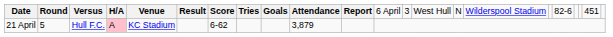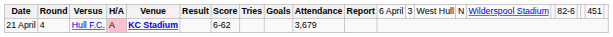(42, 26) 5 -> (42, 26) 4
(152, 26) normal -> (153, 26) bold
(303, 26) 3,879 -> (306, 26) 3,679
